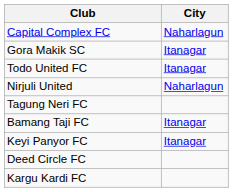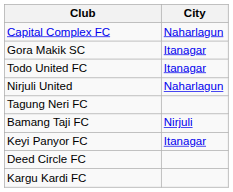(185, 123) Itanagar -> (178, 123) Nirjuli
